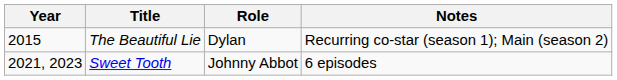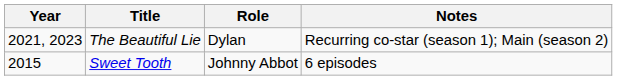(24, 39) 2015 -> (45, 39) 2021, 2023
(45, 63) 2021, 2023 -> (24, 63) 2015
